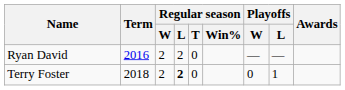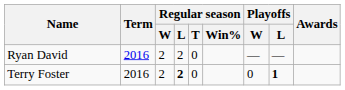(136, 74) 2018 -> (136, 74) 2016
(275, 74) normal -> (275, 74) bold
